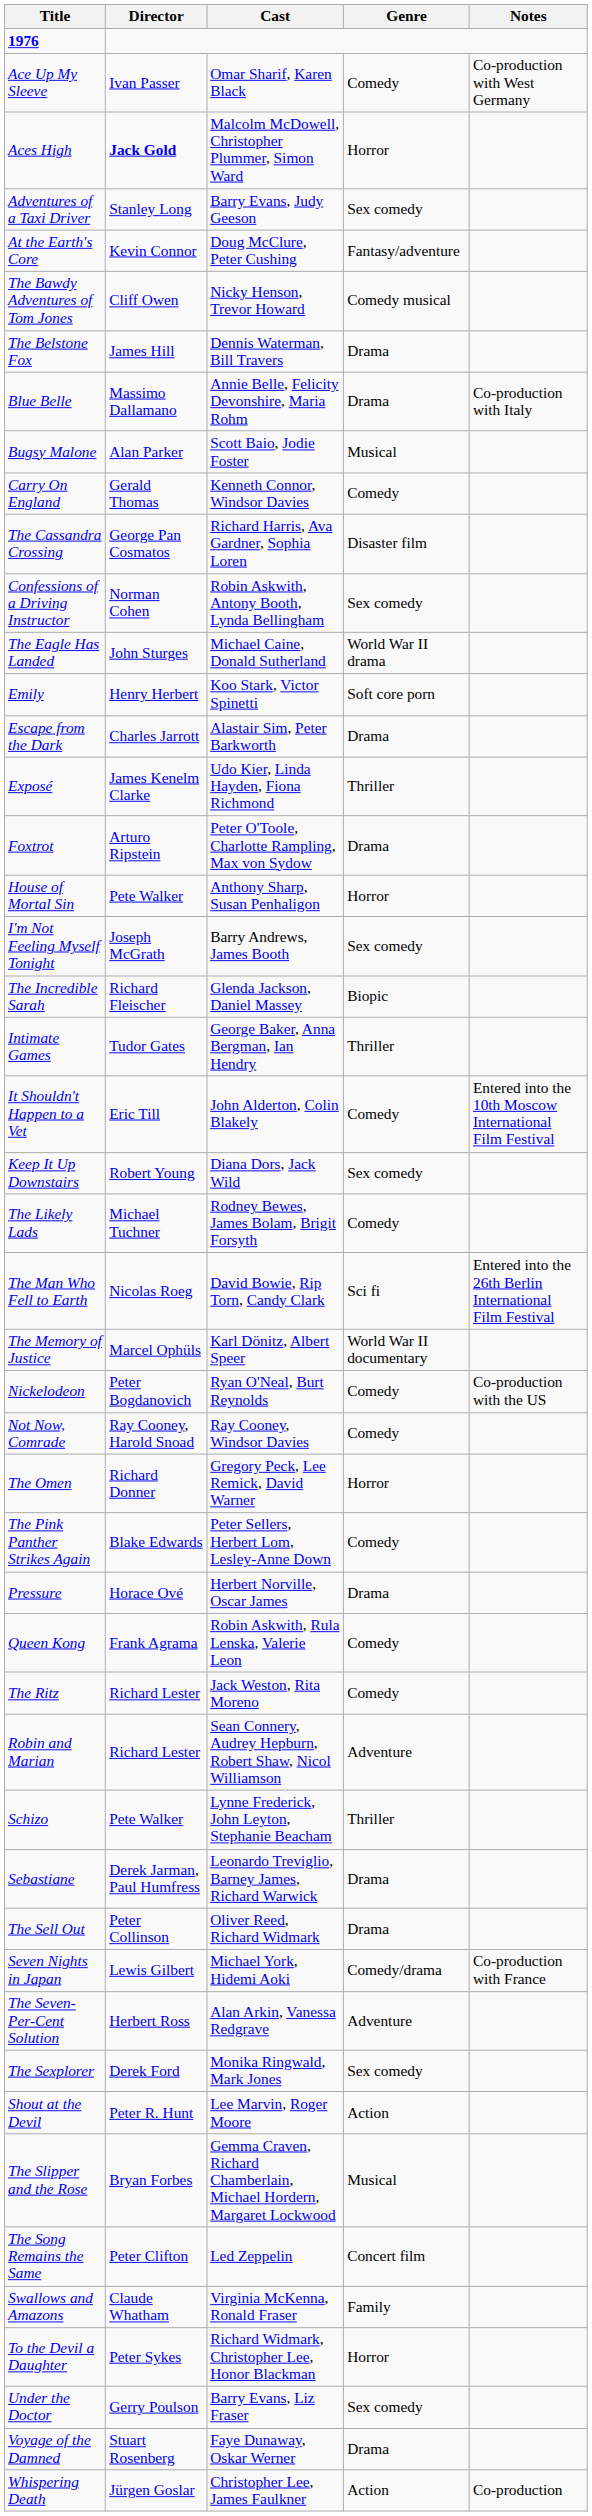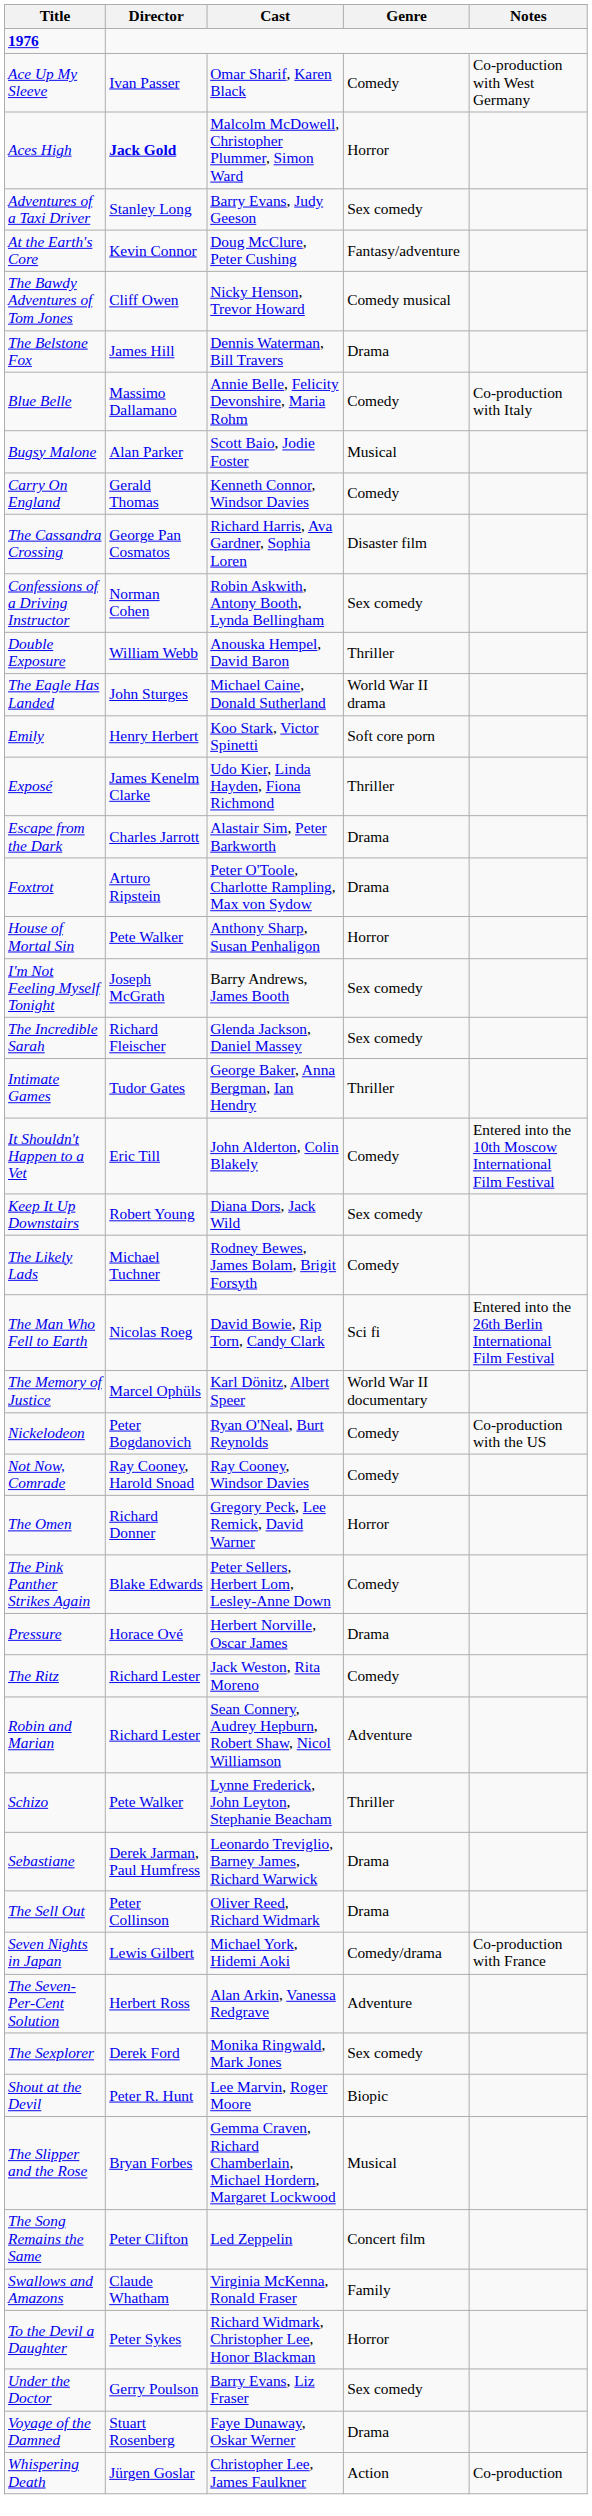(368, 401) Drama -> (373, 401) Comedy
+ row: (37, 653)
rows swapped: (46, 736) <-> (30, 786)
(368, 996) Biopic -> (385, 1038) Sex comedy
- row: (47, 1642)
(368, 2112) Action -> (368, 2095) Biopic
